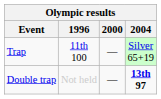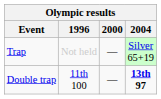(79, 51) 11th 100 -> (79, 51) Not held
(79, 79) Not held -> (79, 79) 11th 100
